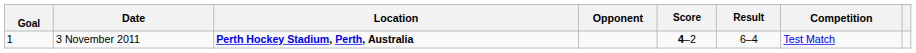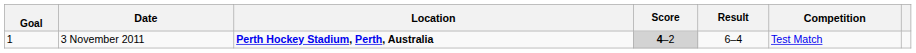- column: (618, 18)
(687, 40) no background -> (666, 40) lightgrey background
